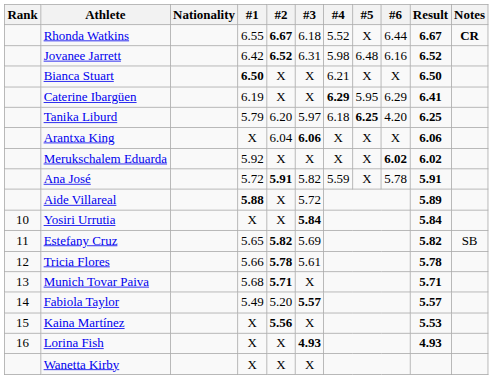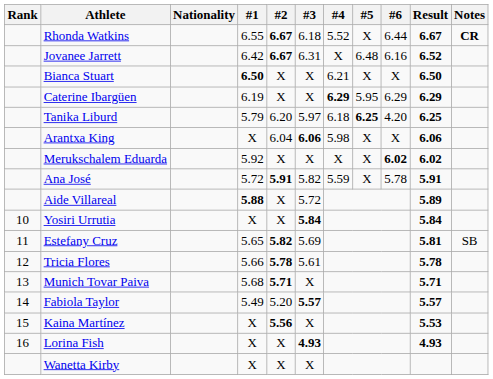(281, 55) 6.52 -> (281, 55) 6.67
(338, 55) 5.98 -> (338, 55) X
(431, 96) 6.41 -> (431, 96) 6.29
(338, 138) X -> (338, 138) 5.98
(431, 240) 5.82 -> (431, 240) 5.81
